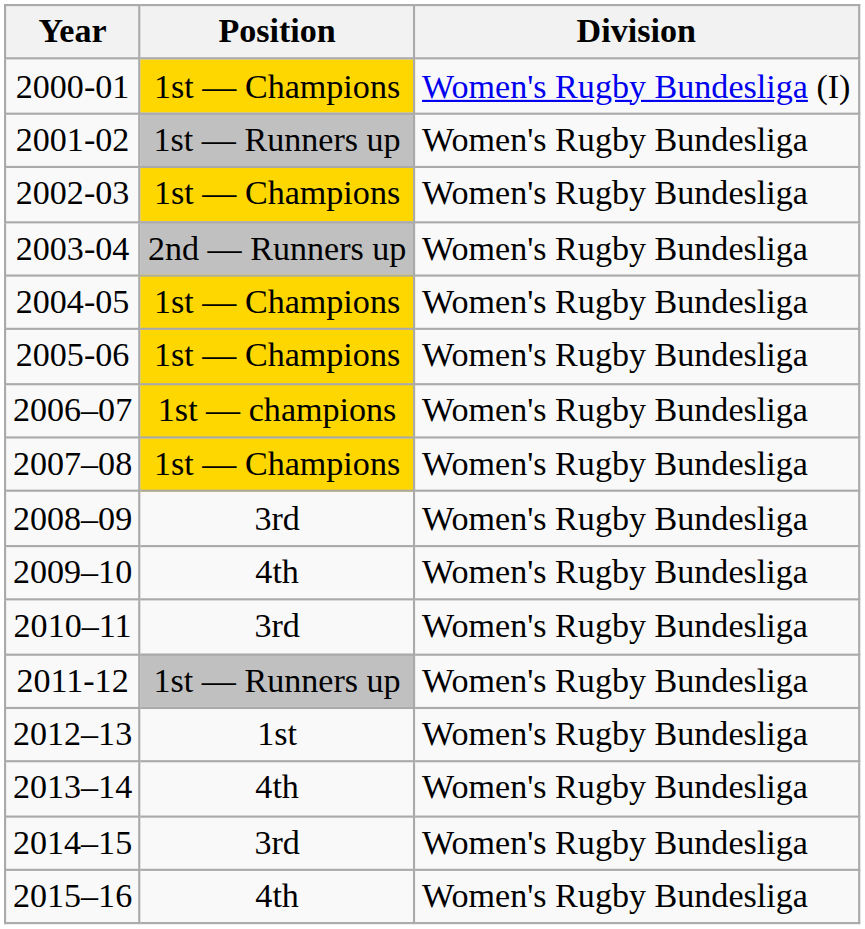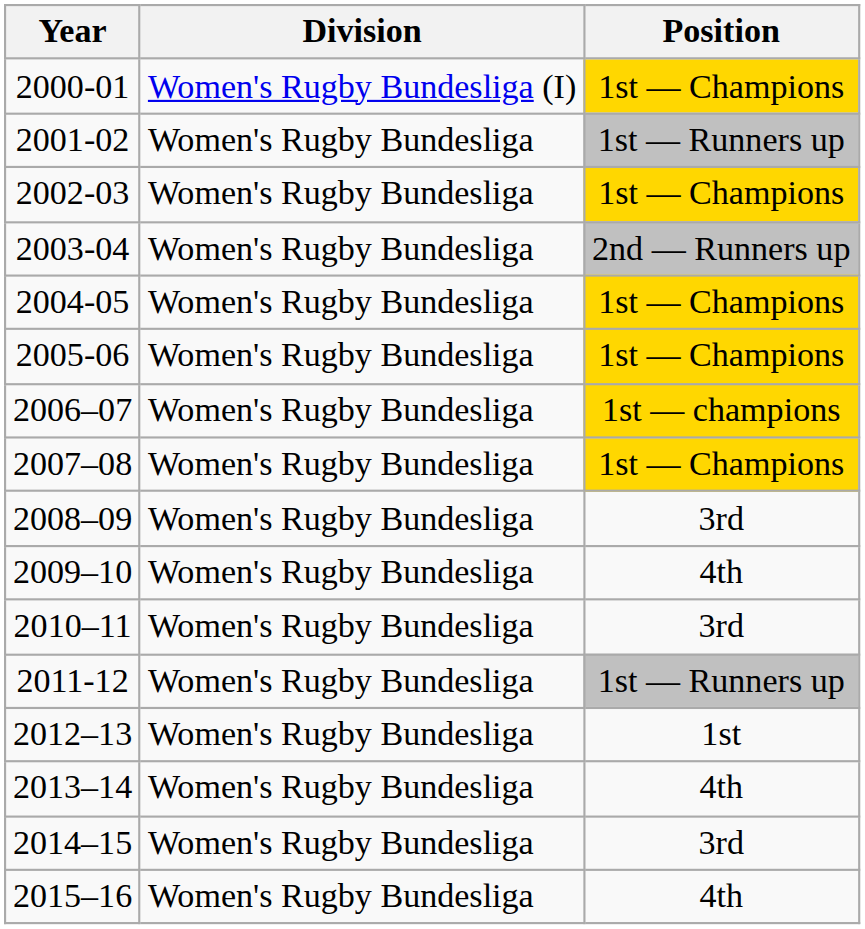columns swapped: (636, 31) <-> (277, 31)
